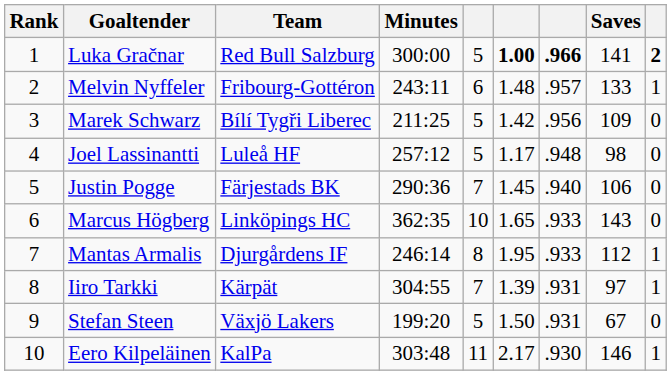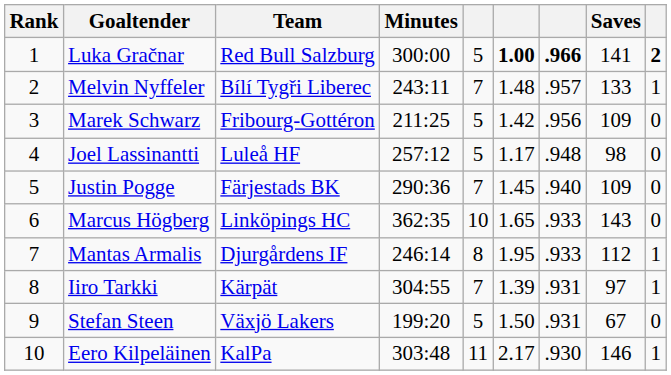(298, 87) Fribourg-Gottéron -> (296, 87) Bílí Tygři Liberec
(478, 87) 6 -> (478, 87) 7
(296, 120) Bílí Tygři Liberec -> (298, 120) Fribourg-Gottéron
(616, 187) 106 -> (616, 187) 109
